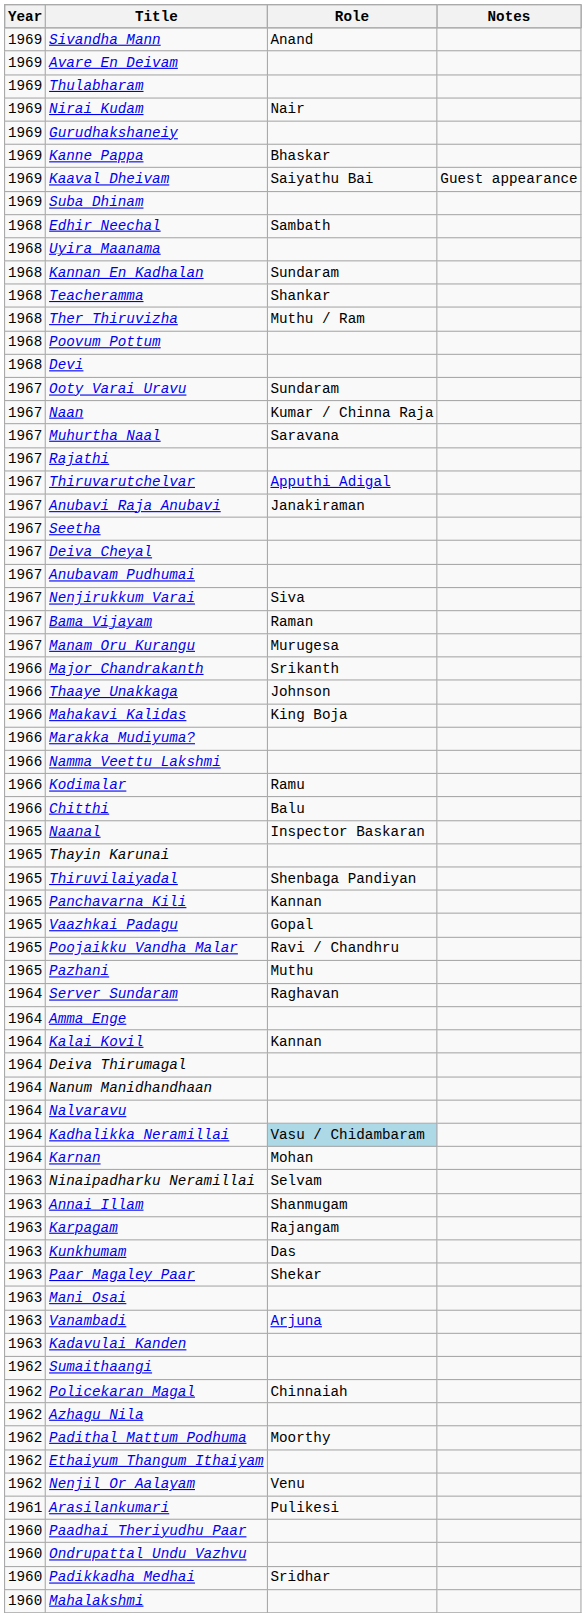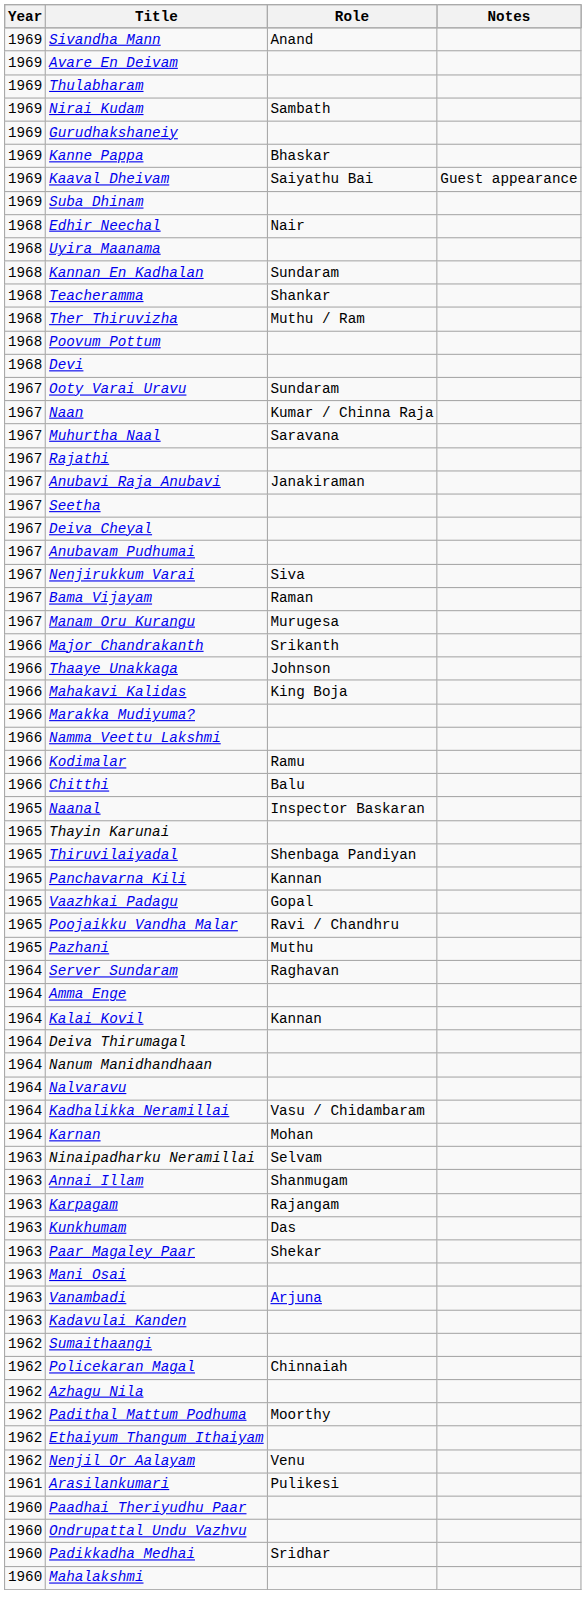(288, 109) Nair -> (300, 109) Sambath
(300, 226) Sambath -> (288, 226) Nair
- row: (122, 482)
(348, 1135) lightblue background -> (348, 1112) no background
